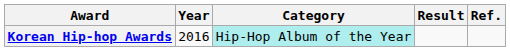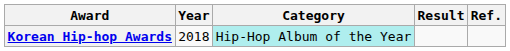(194, 36) 2016 -> (194, 36) 2018
